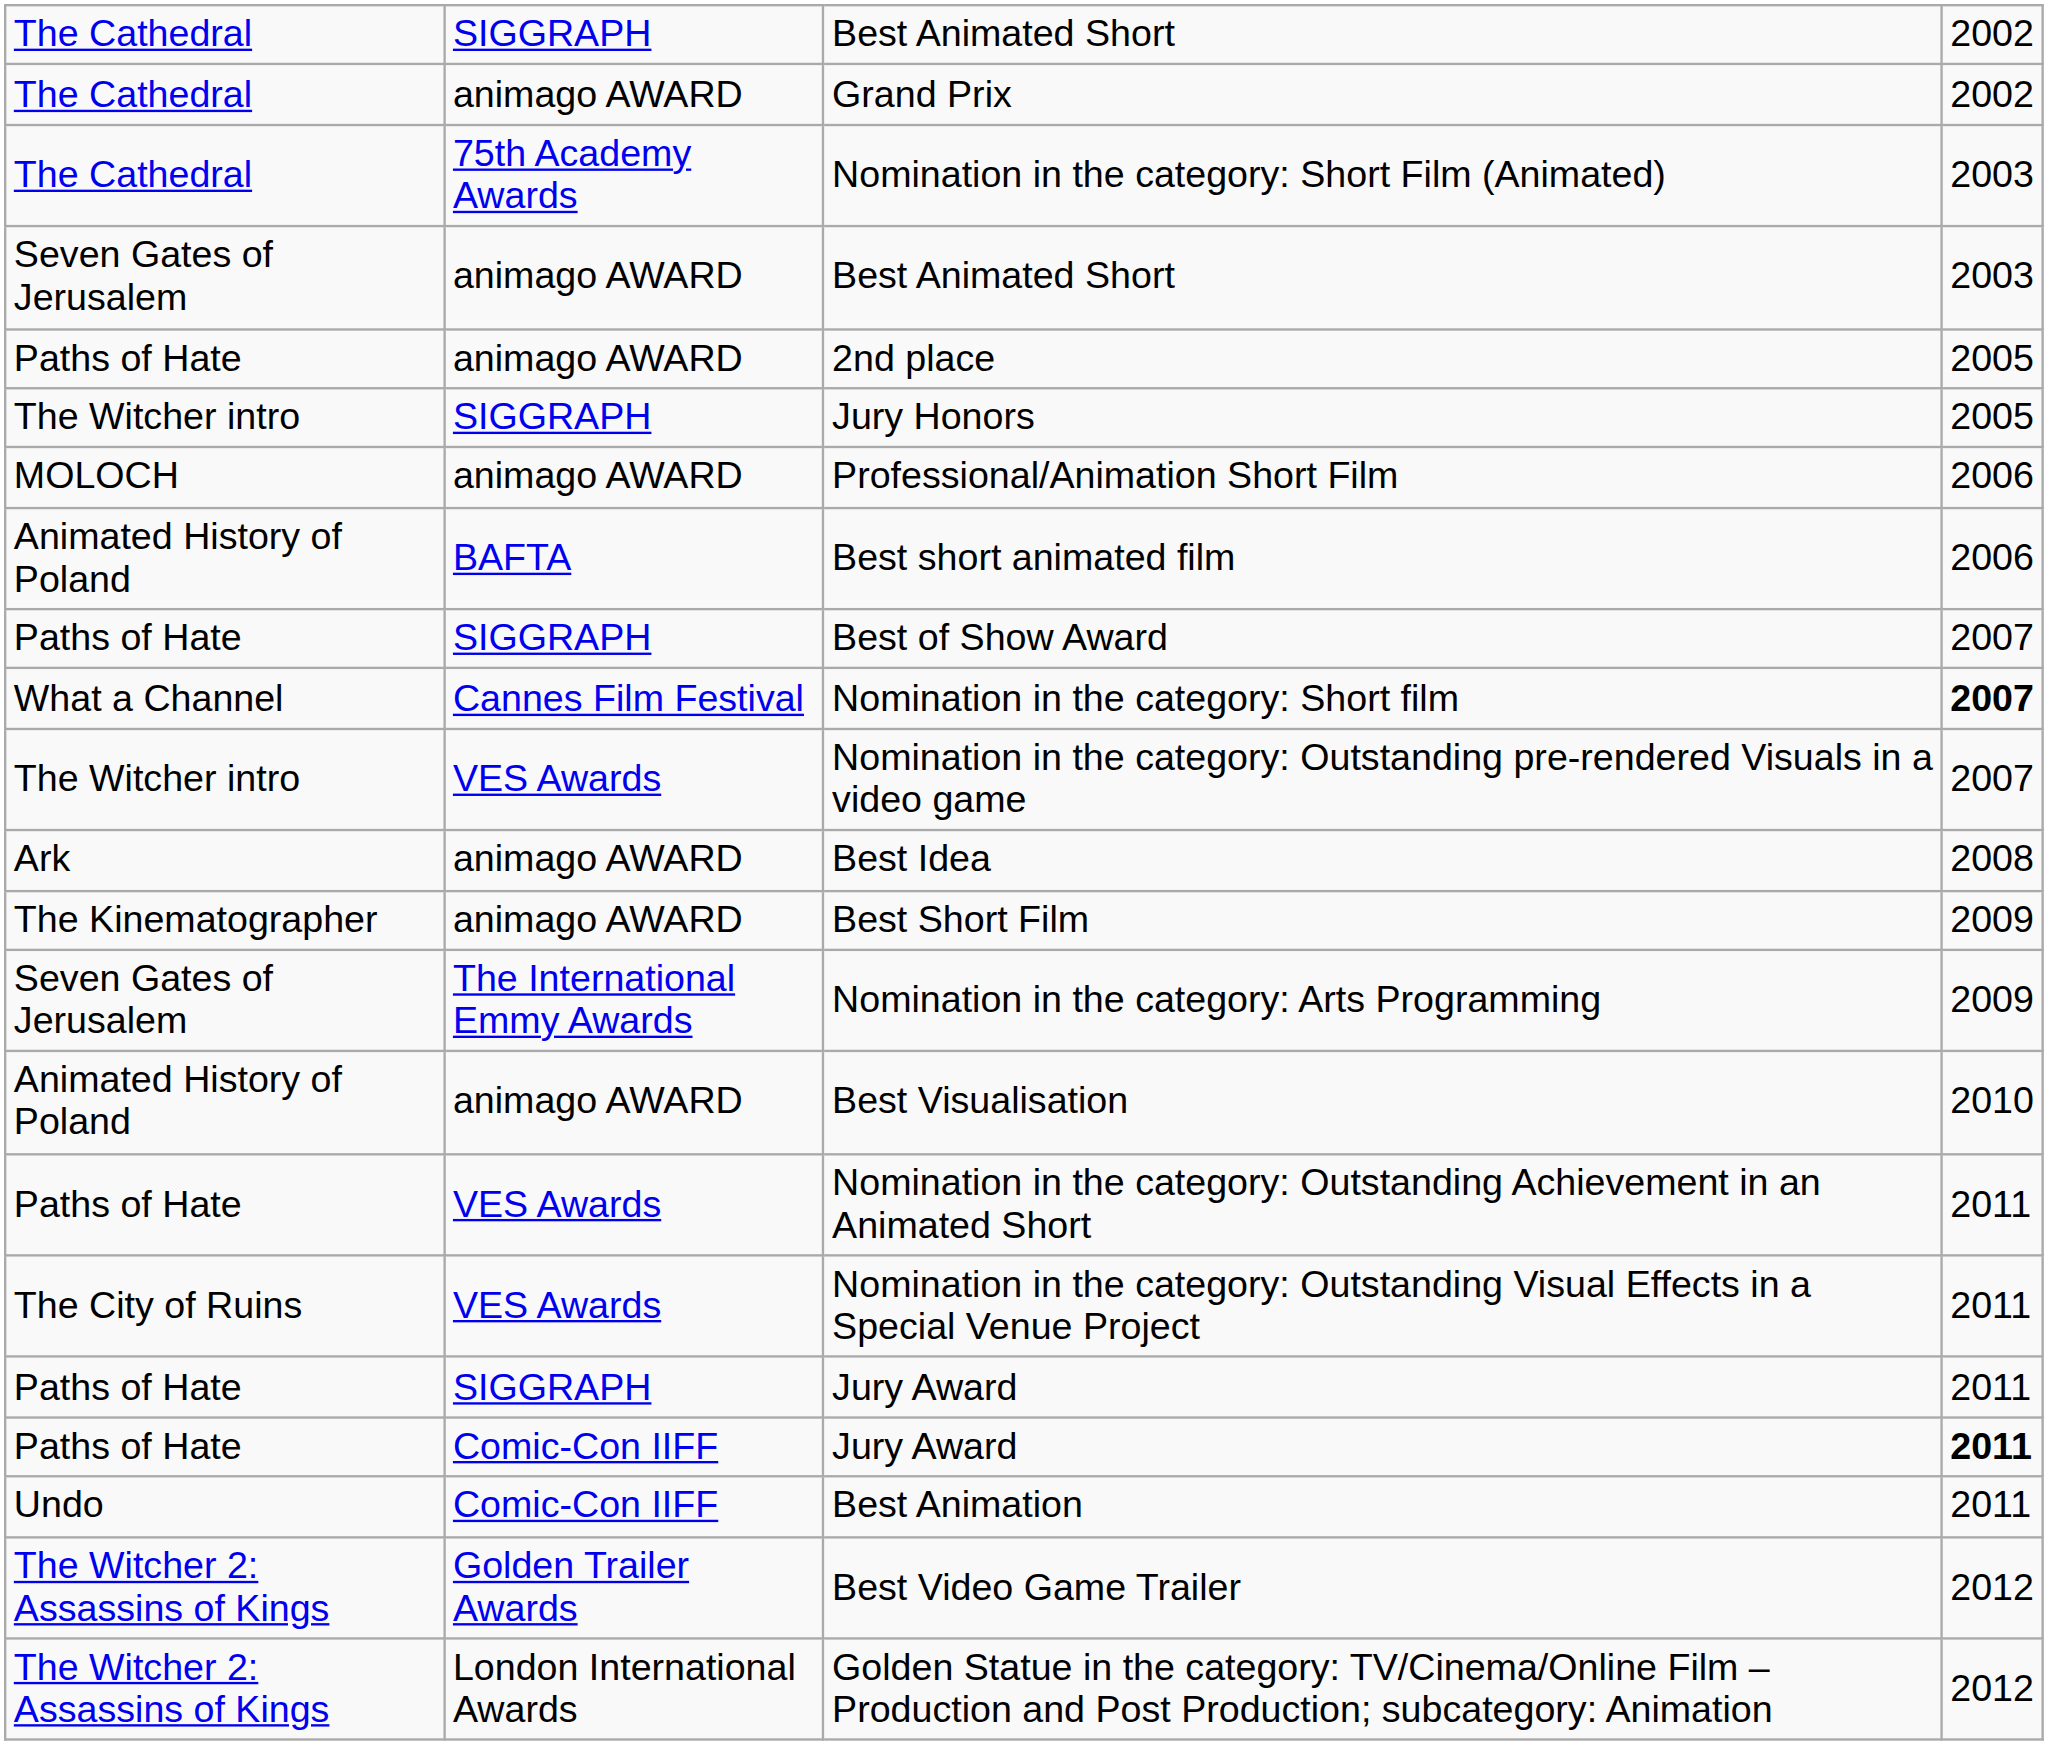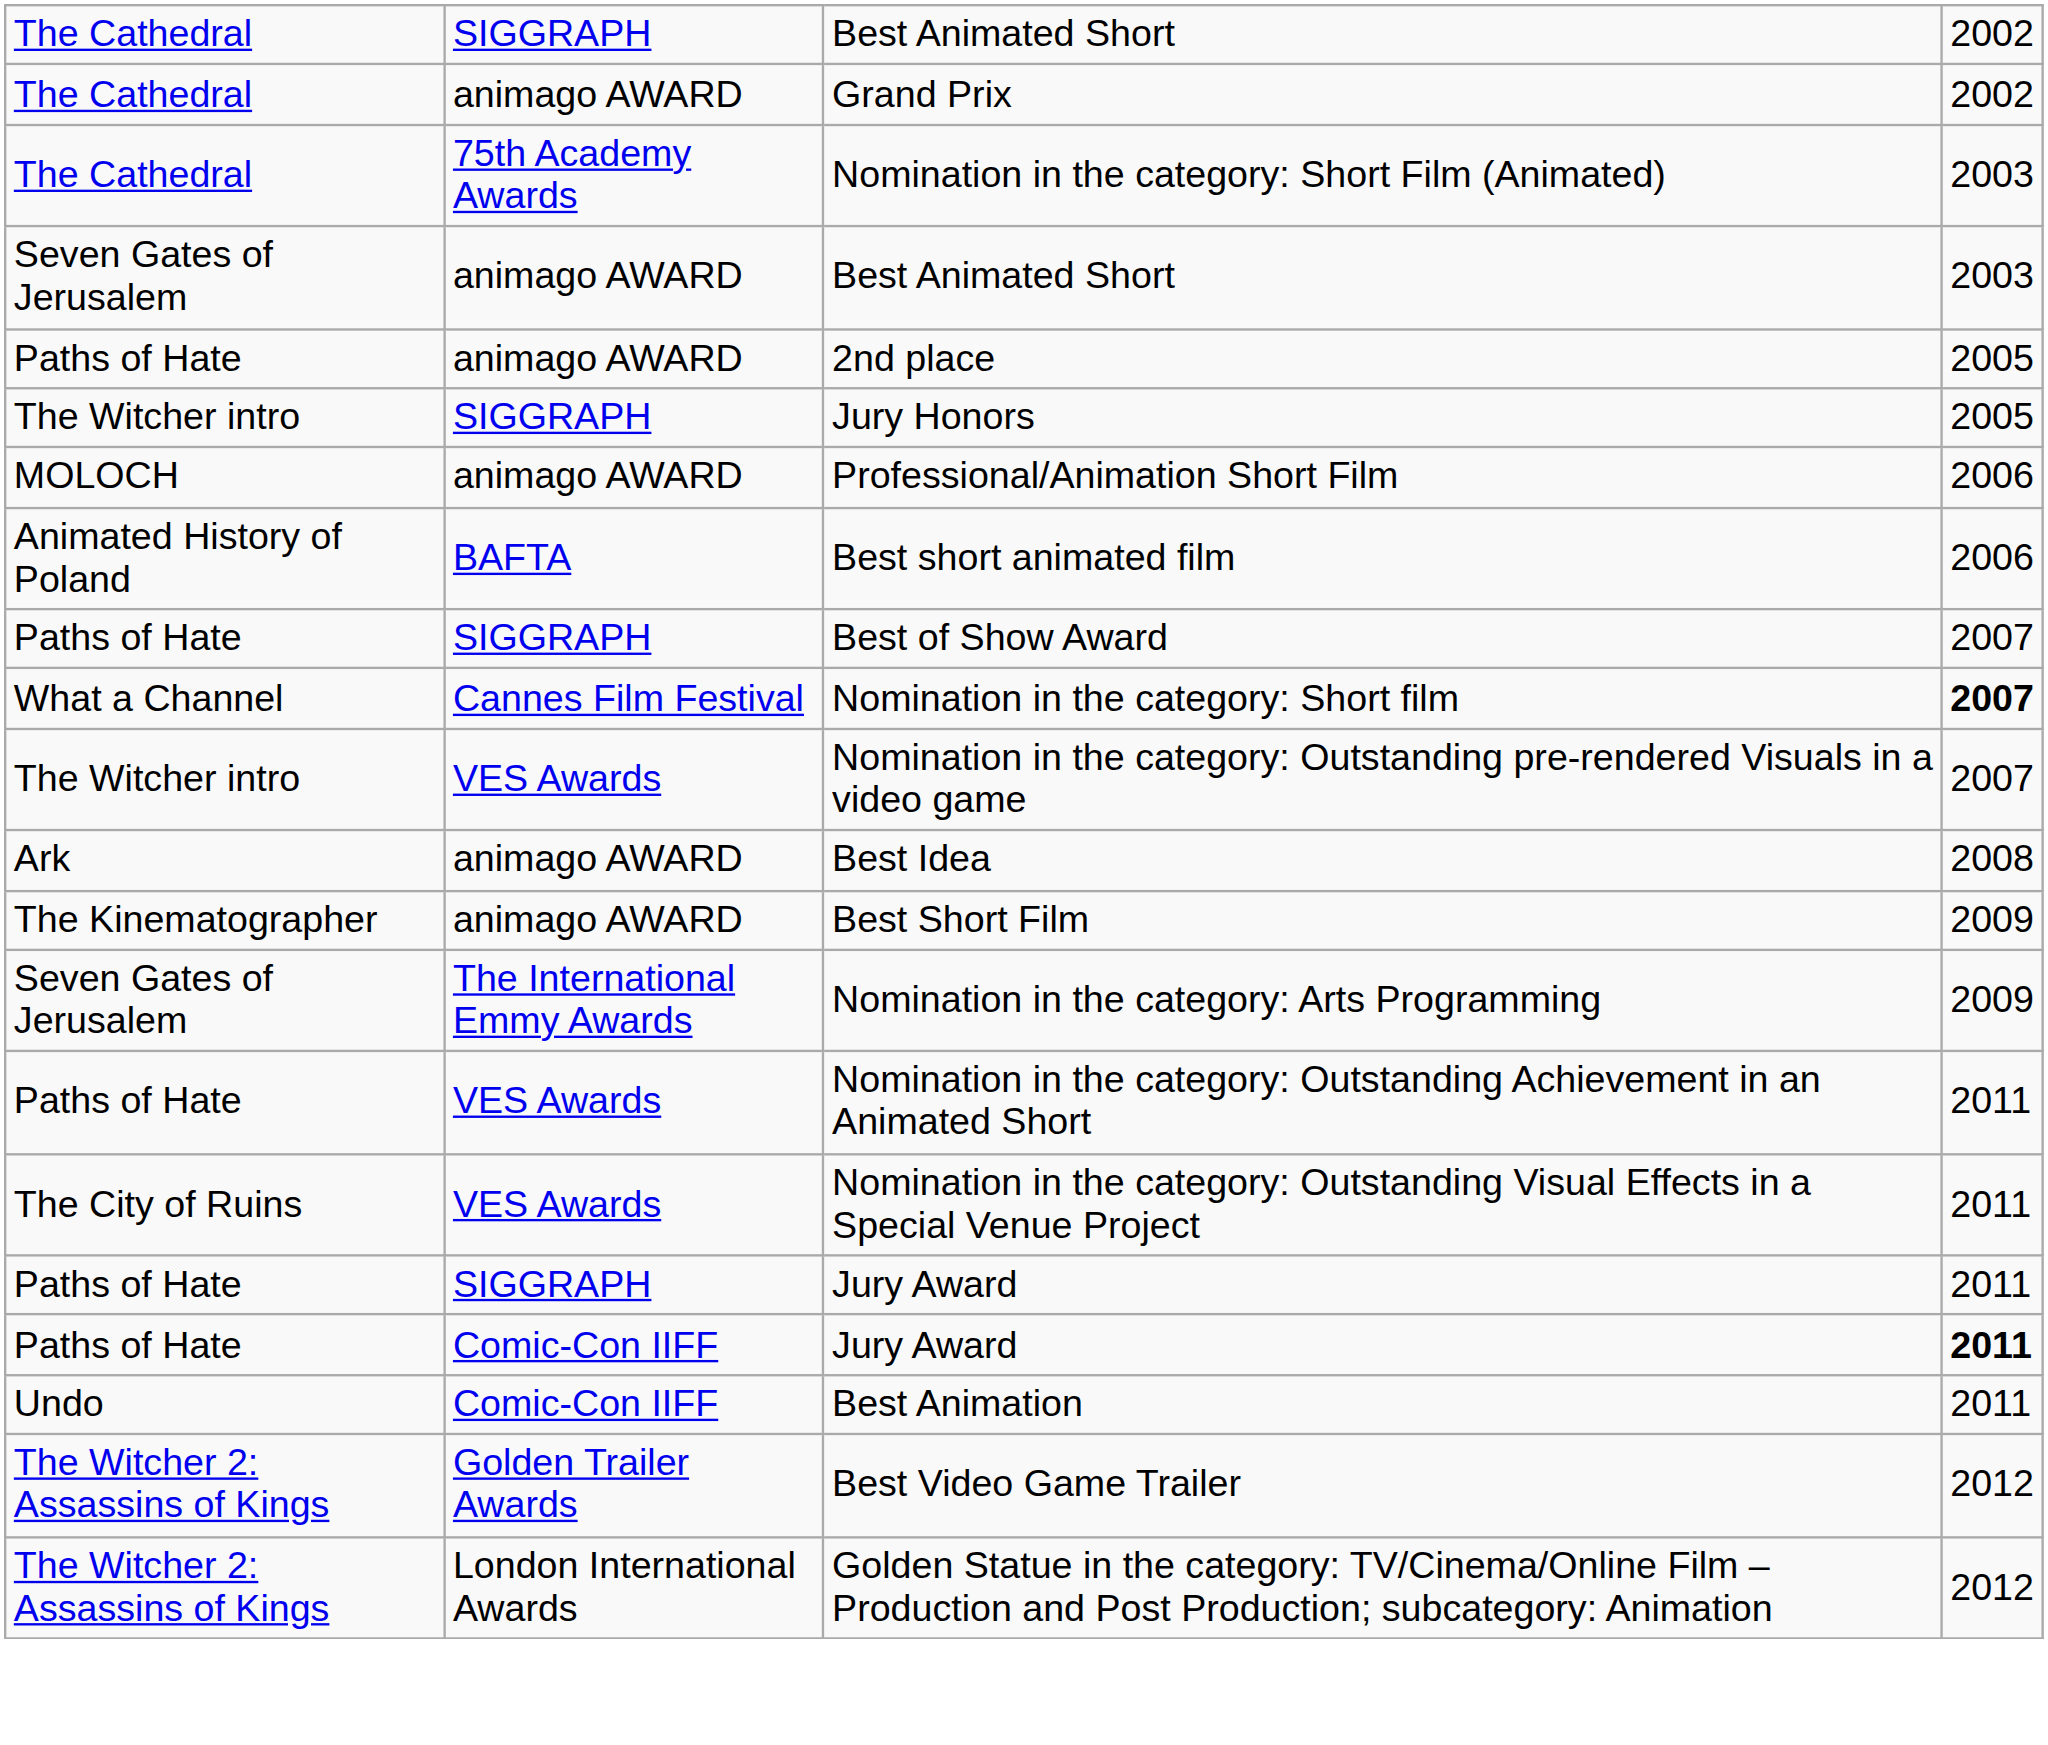- row: (598, 1101)
